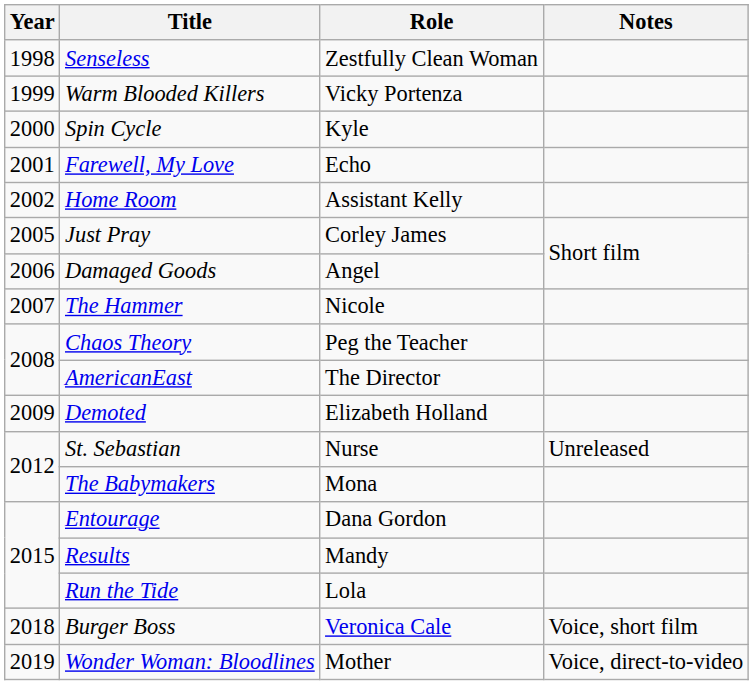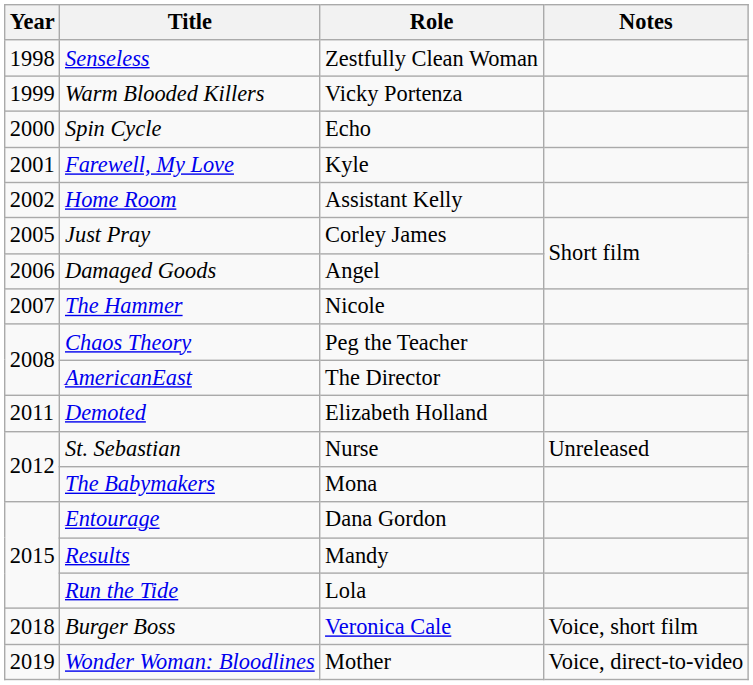(347, 128) Kyle -> (348, 128) Echo
(348, 164) Echo -> (347, 164) Kyle
(32, 413) 2009 -> (32, 413) 2011
